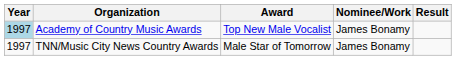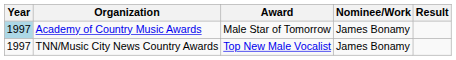(277, 30) Top New Male Vocalist -> (277, 30) Male Star of Tomorrow
(277, 47) Male Star of Tomorrow -> (277, 47) Top New Male Vocalist
